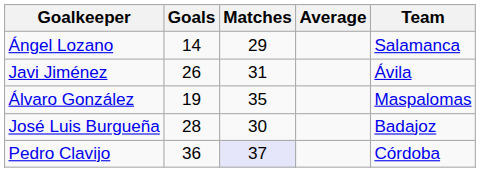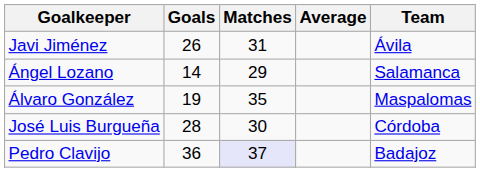rows swapped: (61, 45) <-> (58, 72)
(405, 126) Badajoz -> (407, 126) Córdoba
(407, 153) Córdoba -> (405, 153) Badajoz
